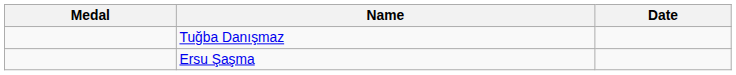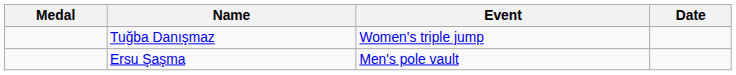+ column: (503, 16)
